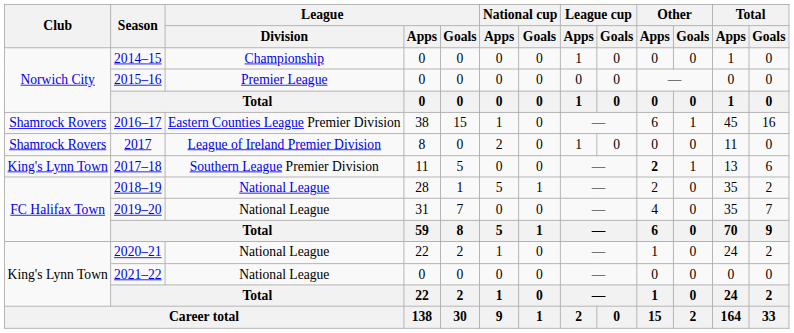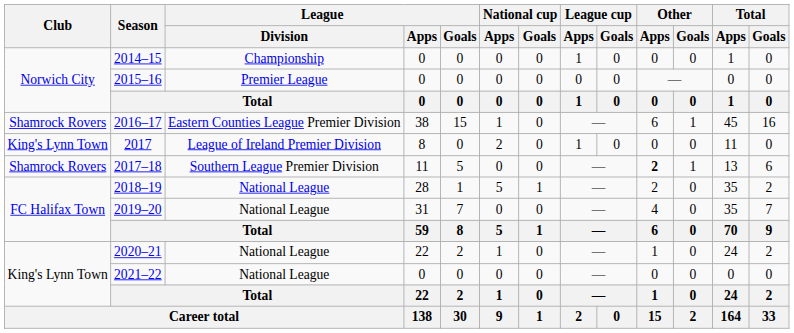(58, 144) Shamrock Rovers -> (58, 144) King's Lynn Town
(58, 166) King's Lynn Town -> (58, 166) Shamrock Rovers
